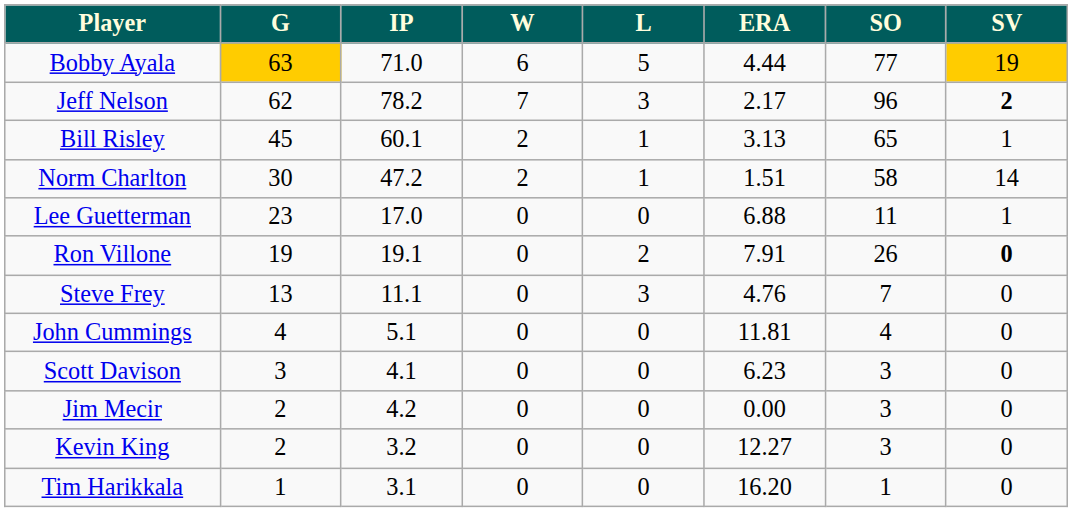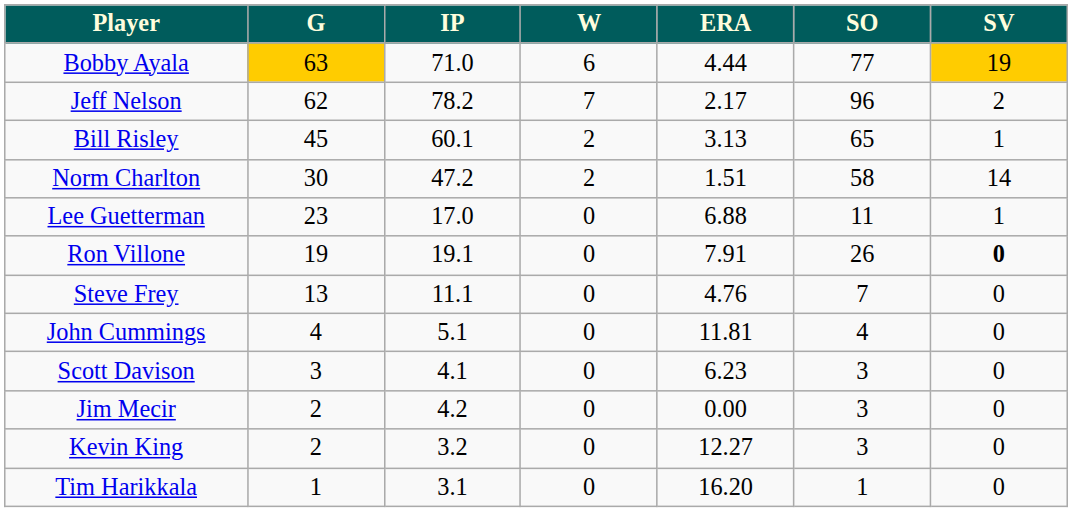- column: (644, 23)
(1007, 100) bold -> (999, 100) normal
